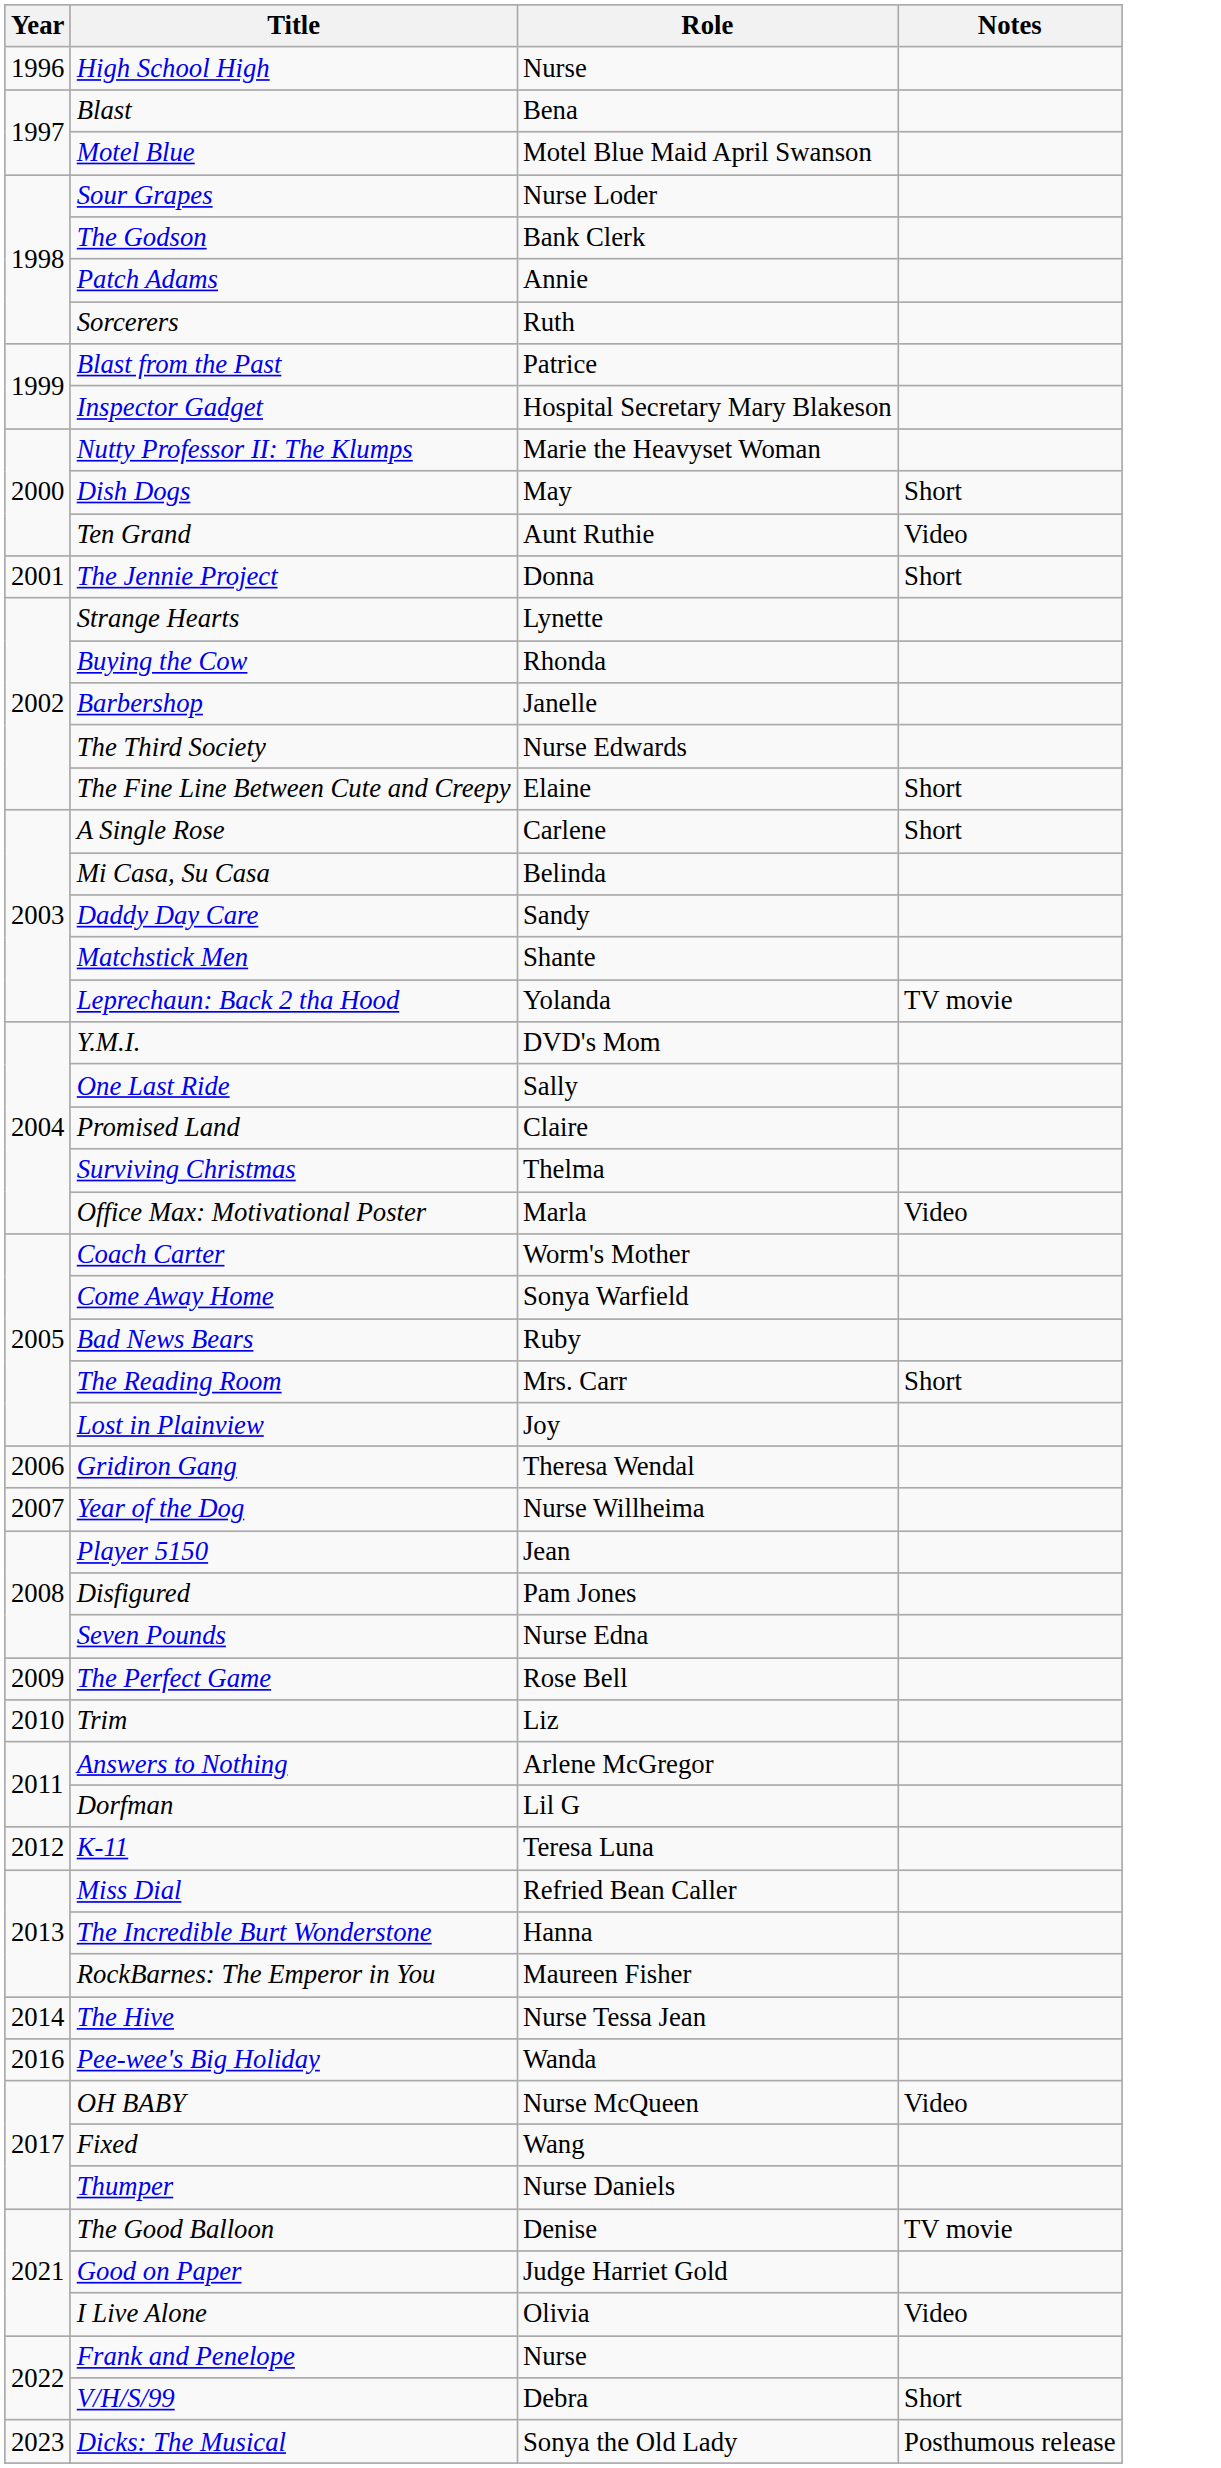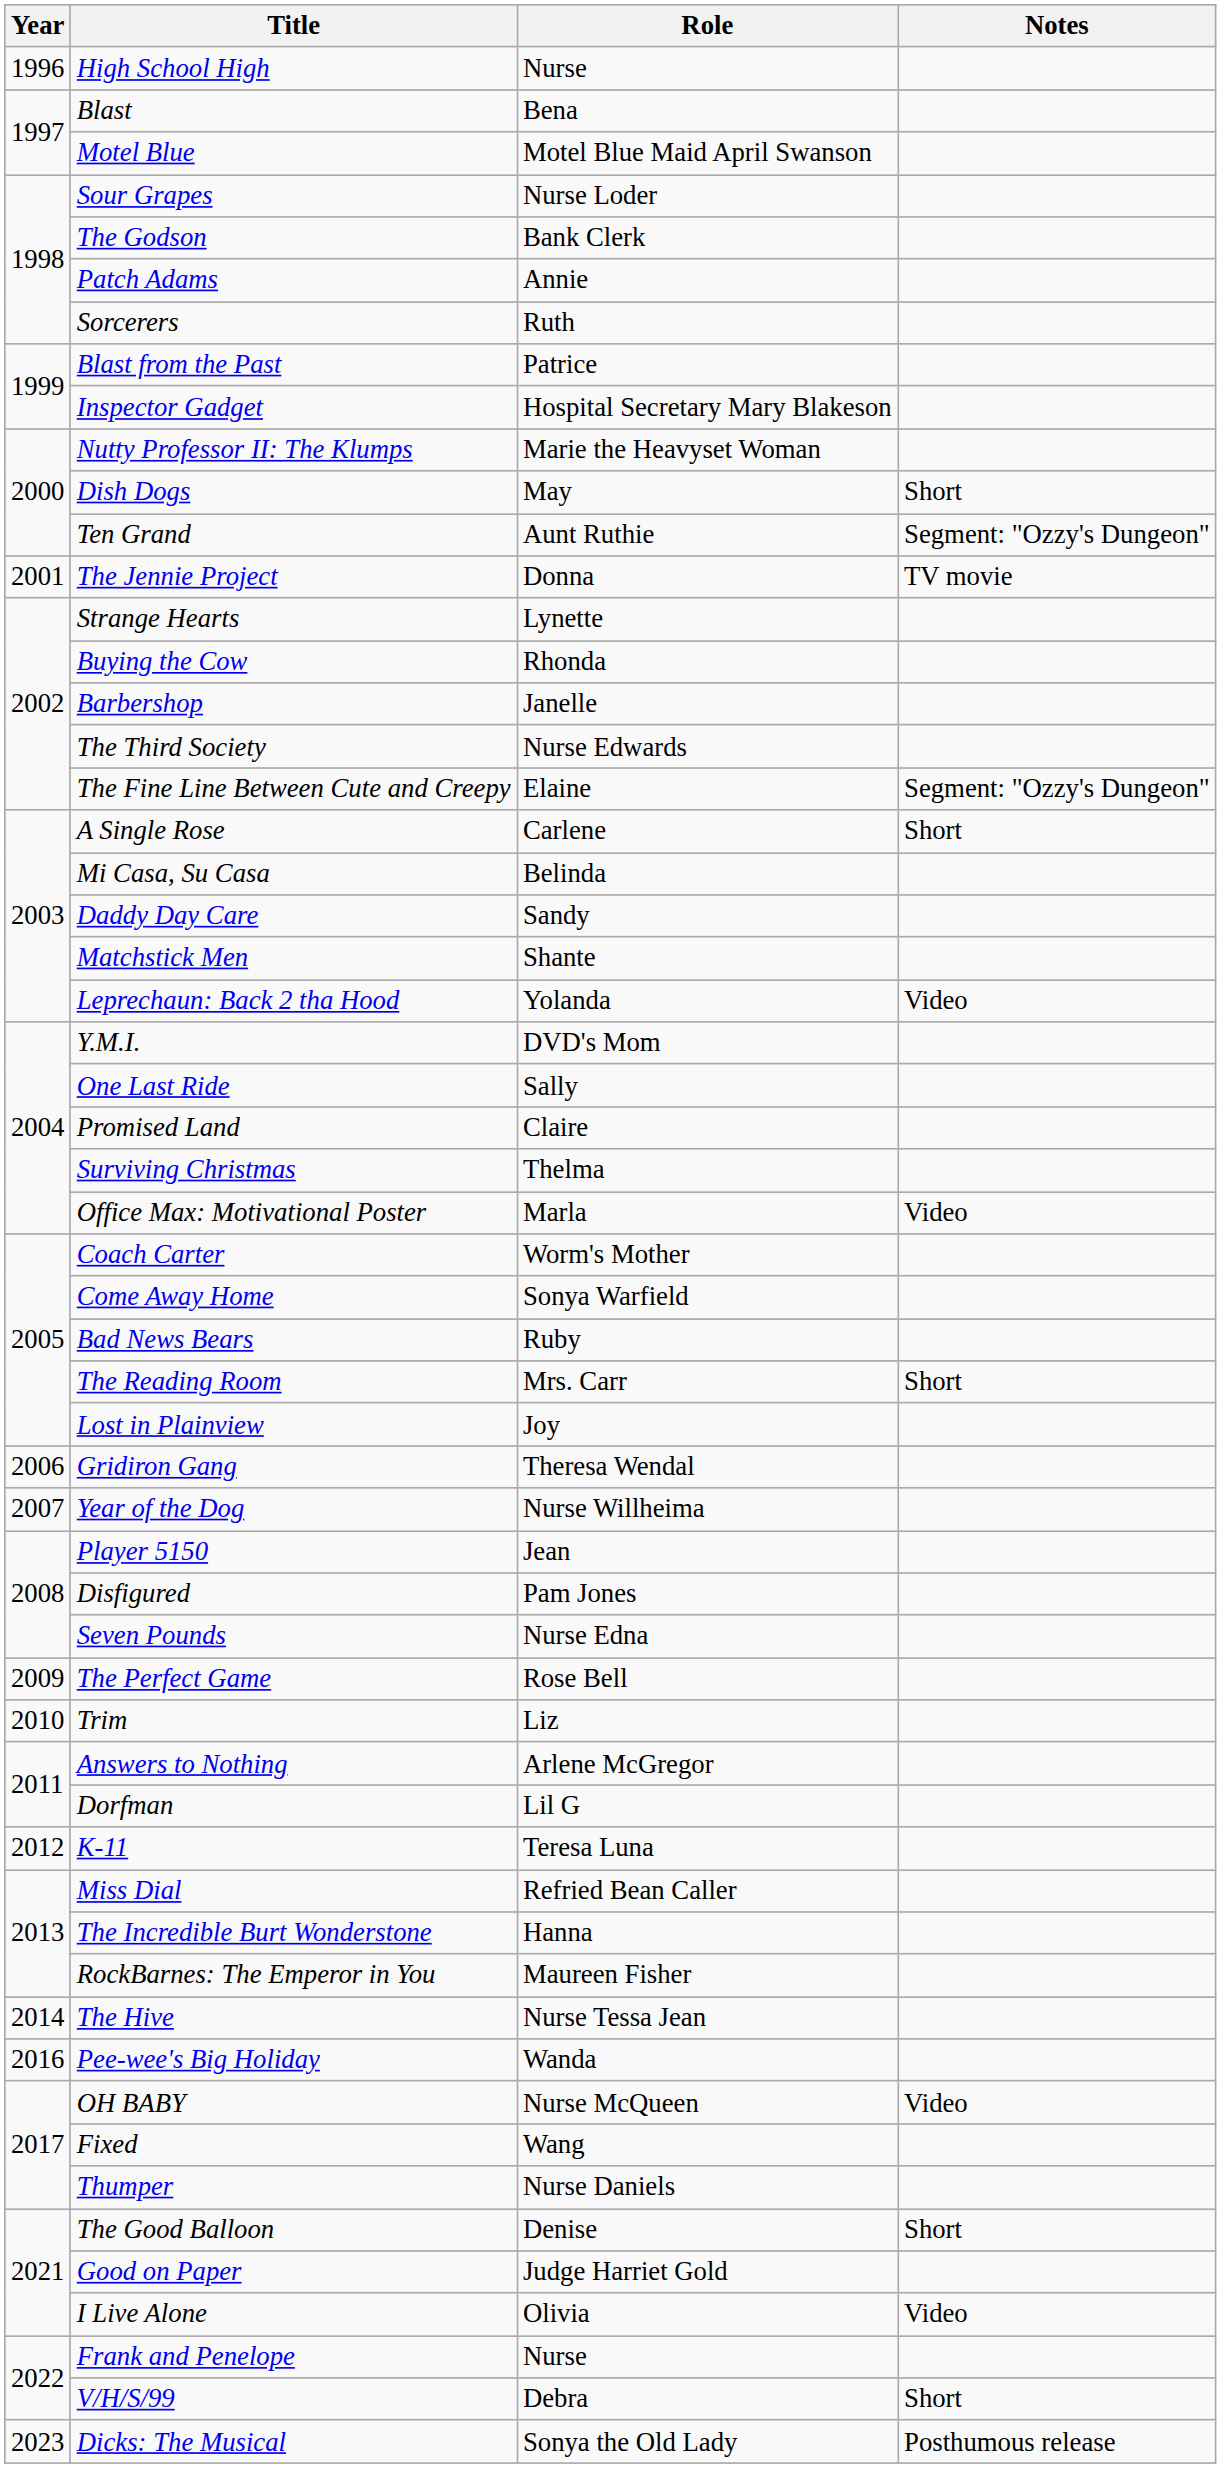(936, 534) Video -> (1057, 534) Segment: "Ozzy's Dungeon"
(933, 576) Short -> (958, 576) TV movie
(933, 788) Short -> (1057, 788) Segment: "Ozzy's Dungeon"
(958, 1000) TV movie -> (936, 1000) Video
(958, 2229) TV movie -> (933, 2229) Short
